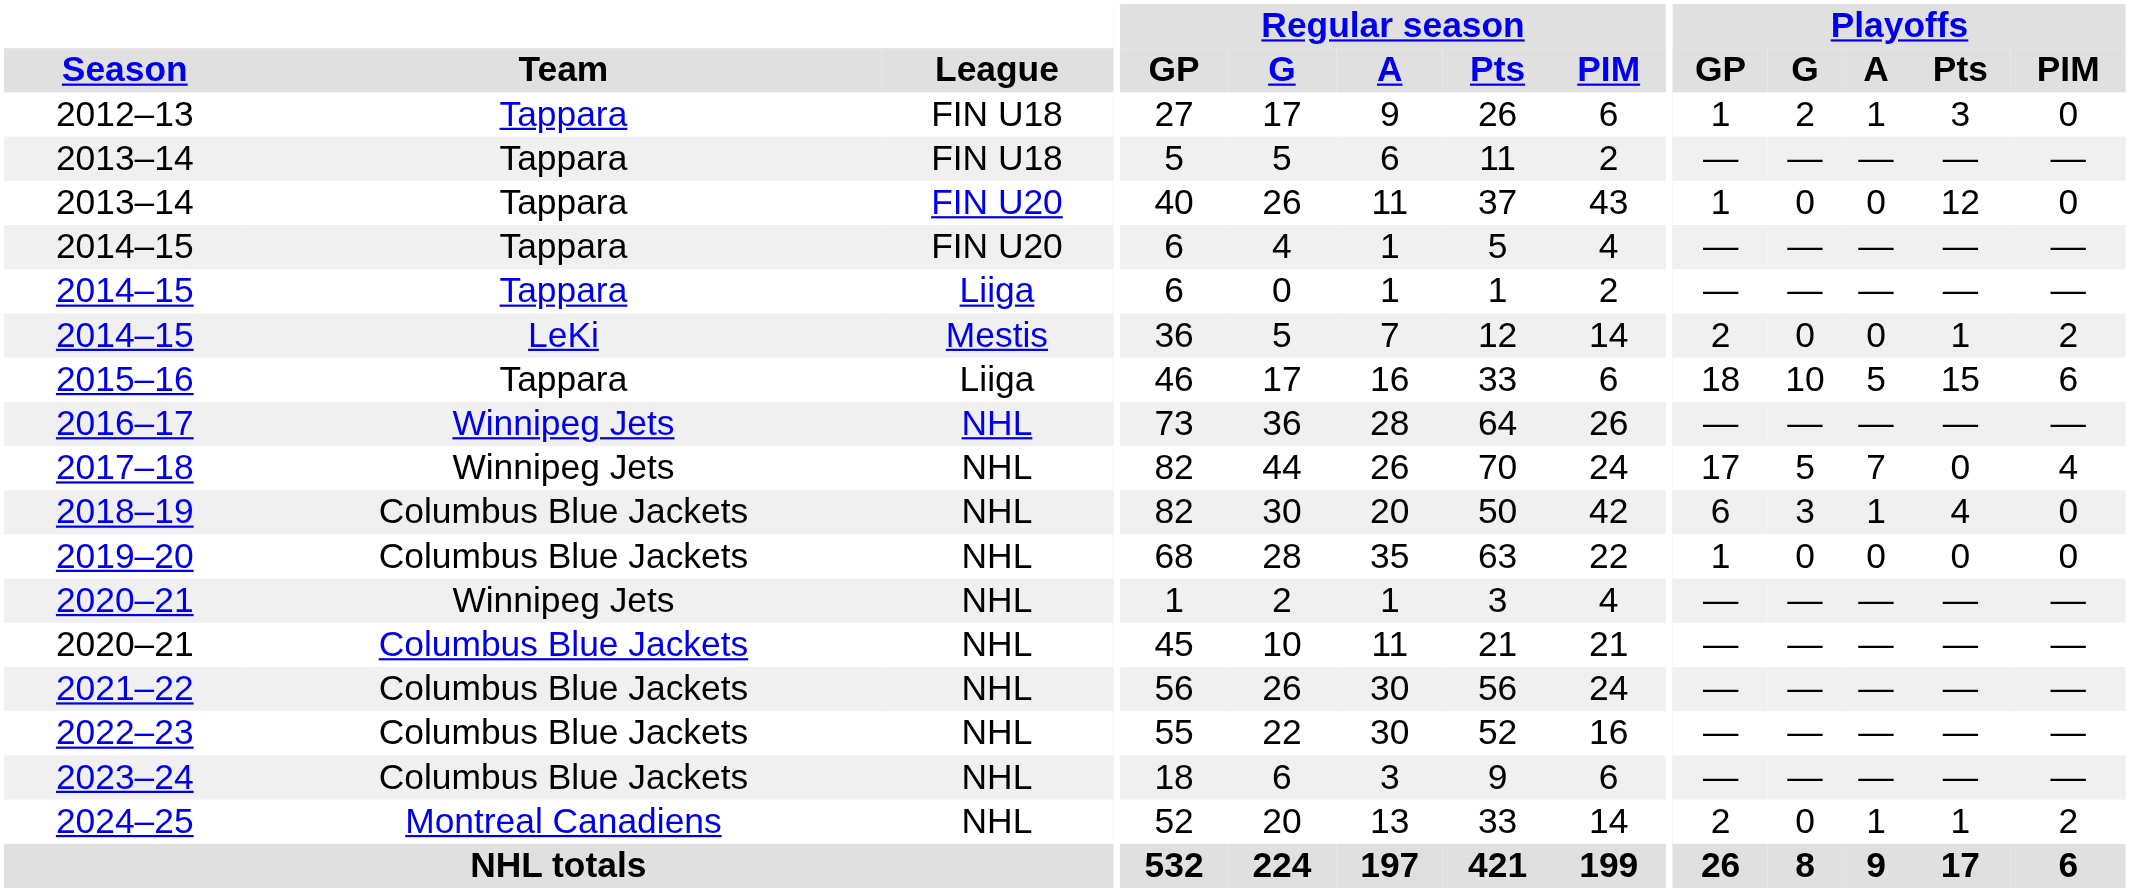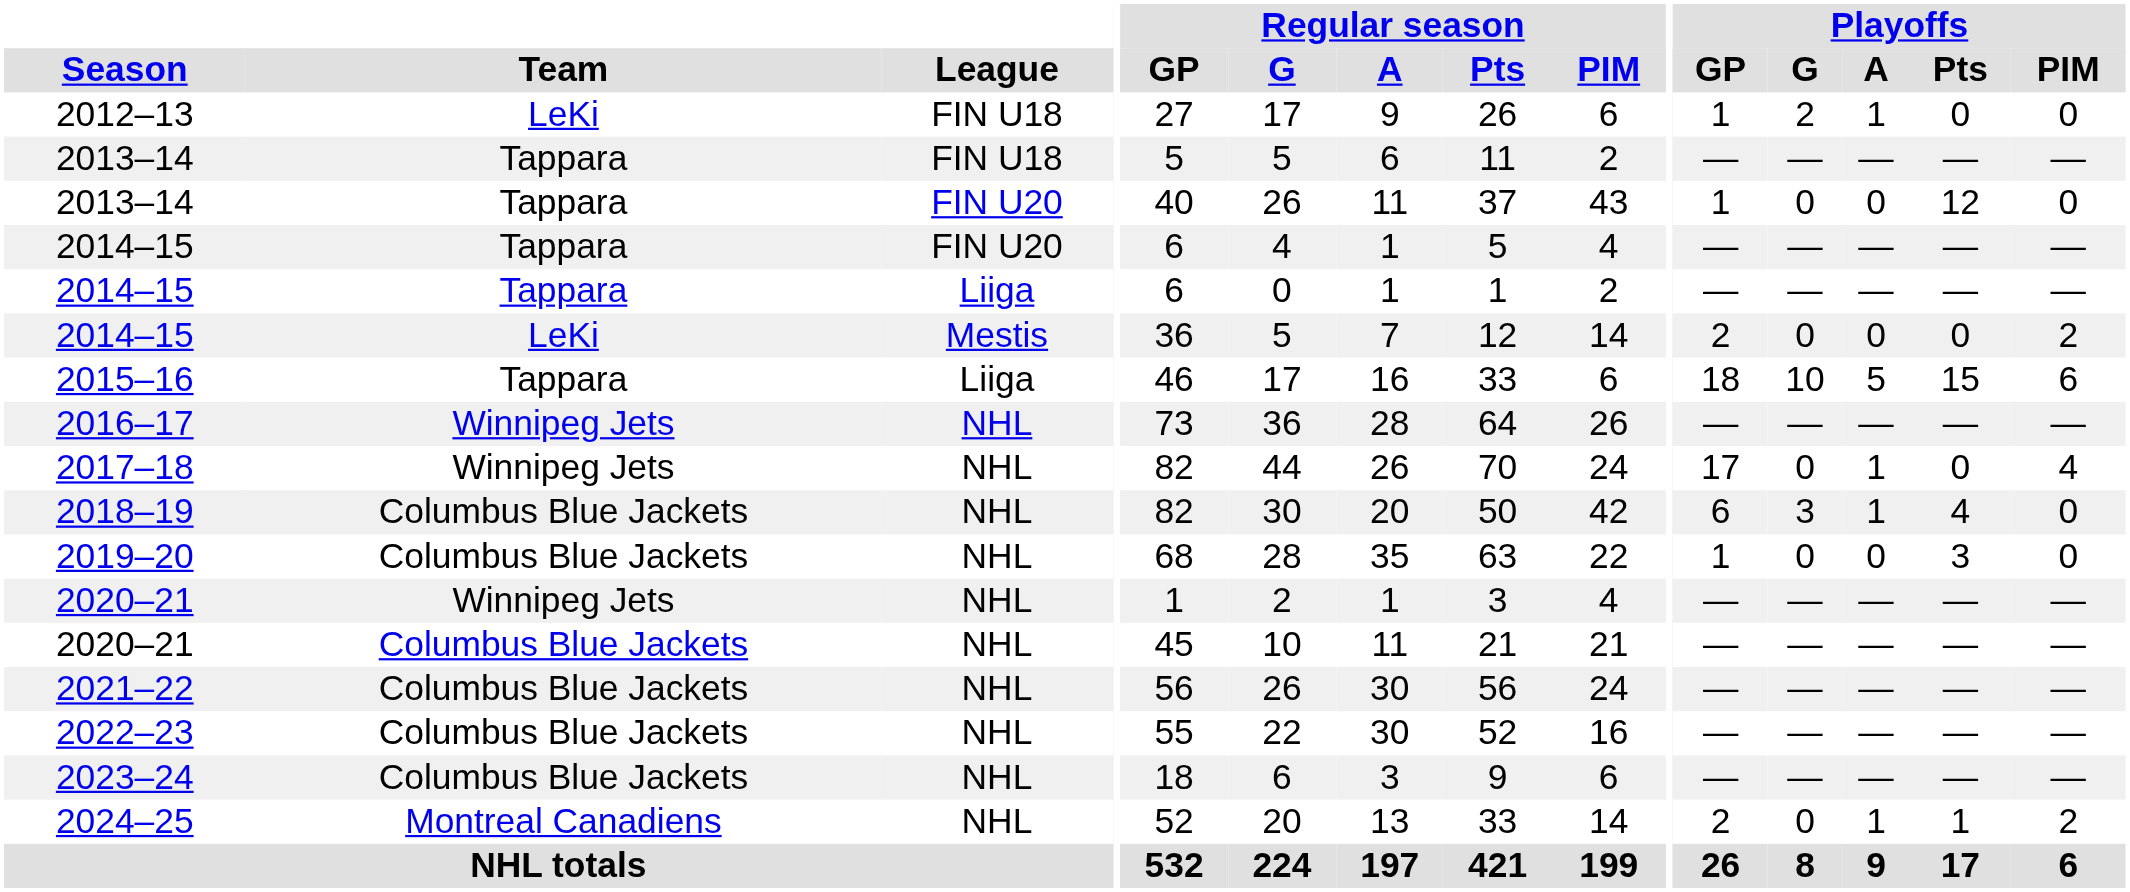(563, 113) Tappara -> (563, 113) LeKi
(1960, 113) 3 -> (1960, 113) 0
(1960, 334) 1 -> (1960, 334) 0
(1805, 467) 5 -> (1805, 467) 0
(1876, 467) 7 -> (1876, 467) 1
(1960, 555) 0 -> (1960, 555) 3
